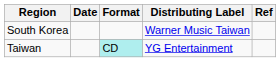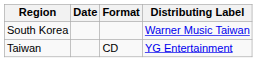- column: (264, 13)
(110, 48) paleturquoise background -> (110, 48) no background
